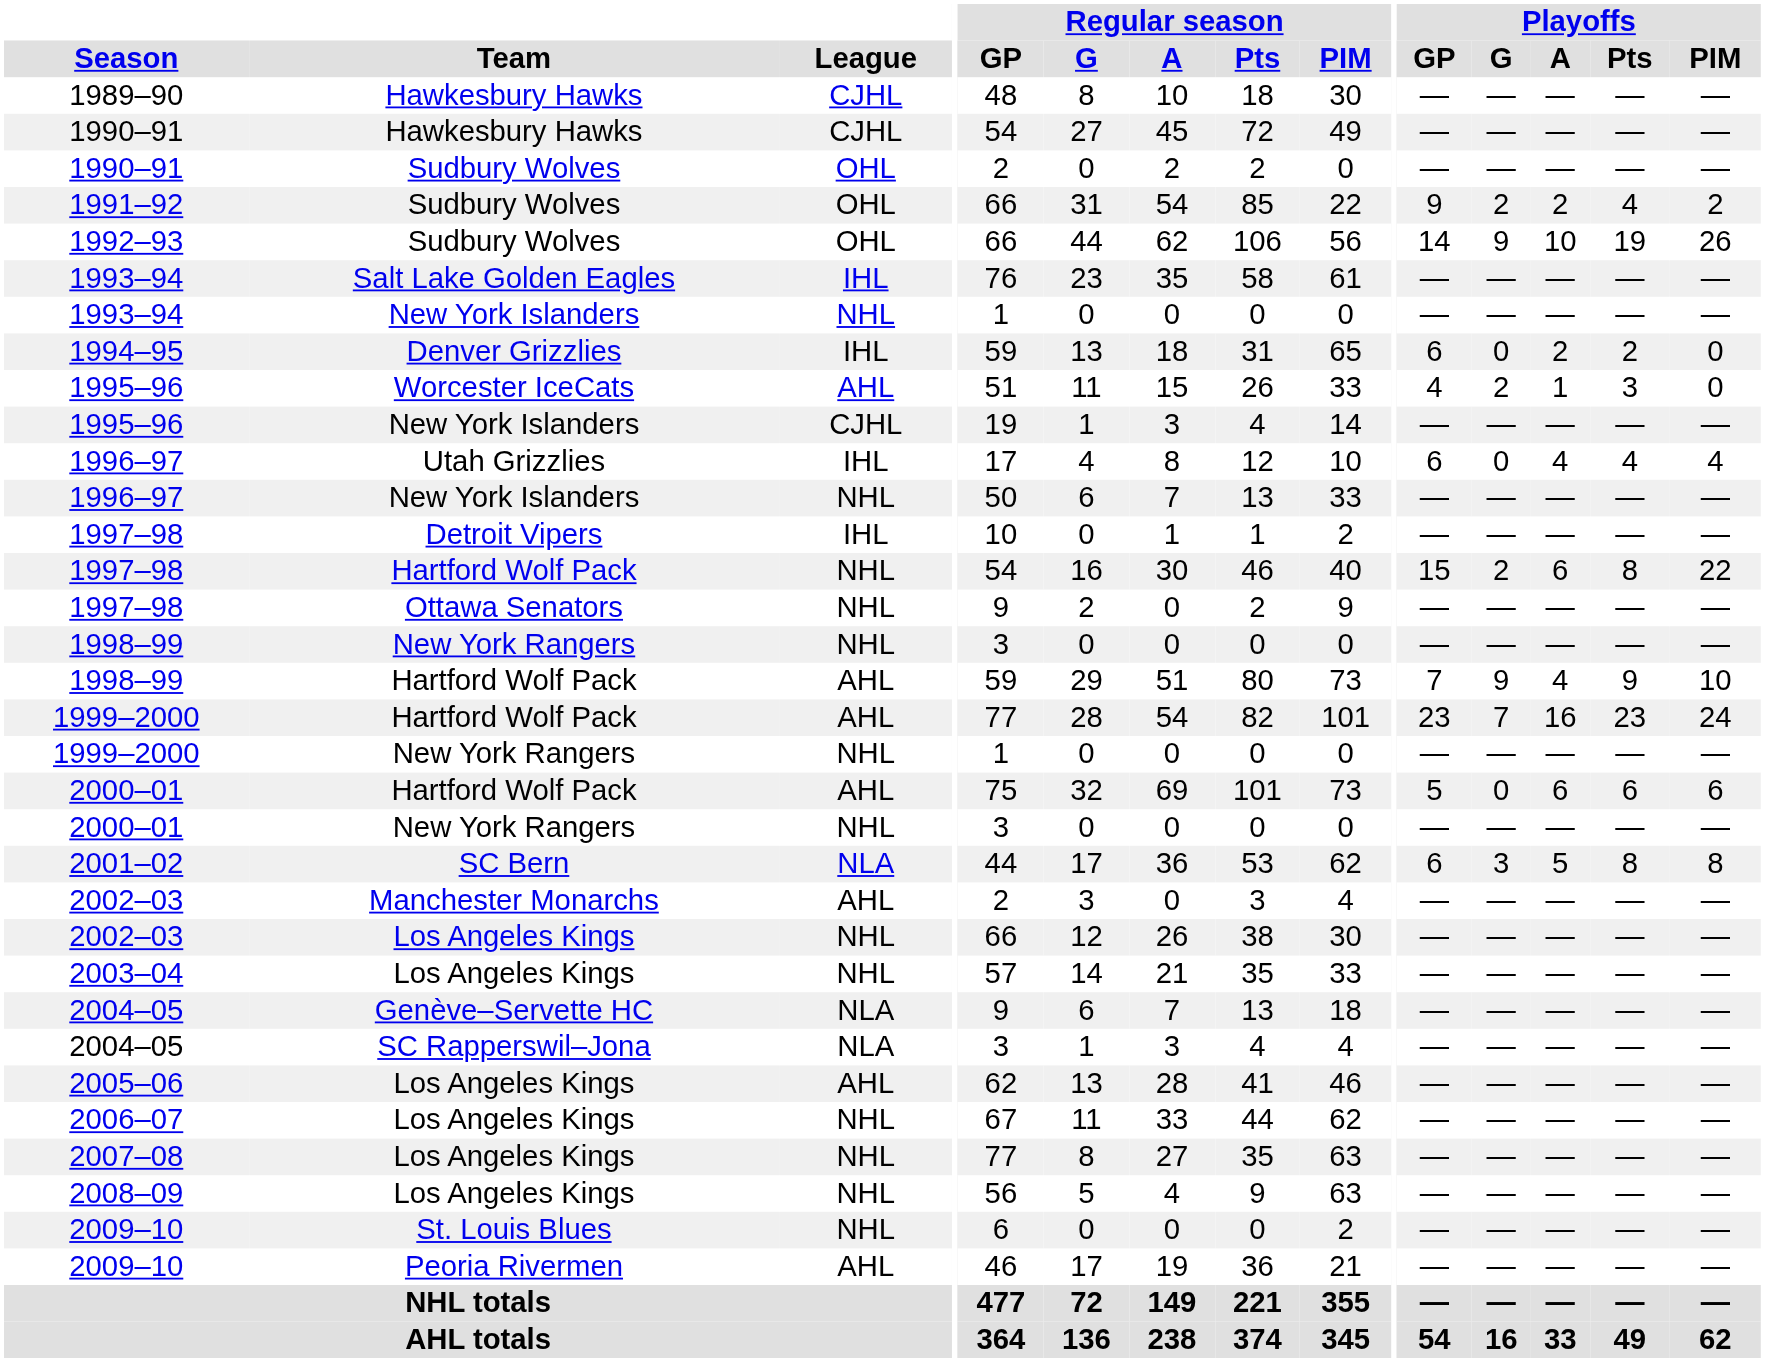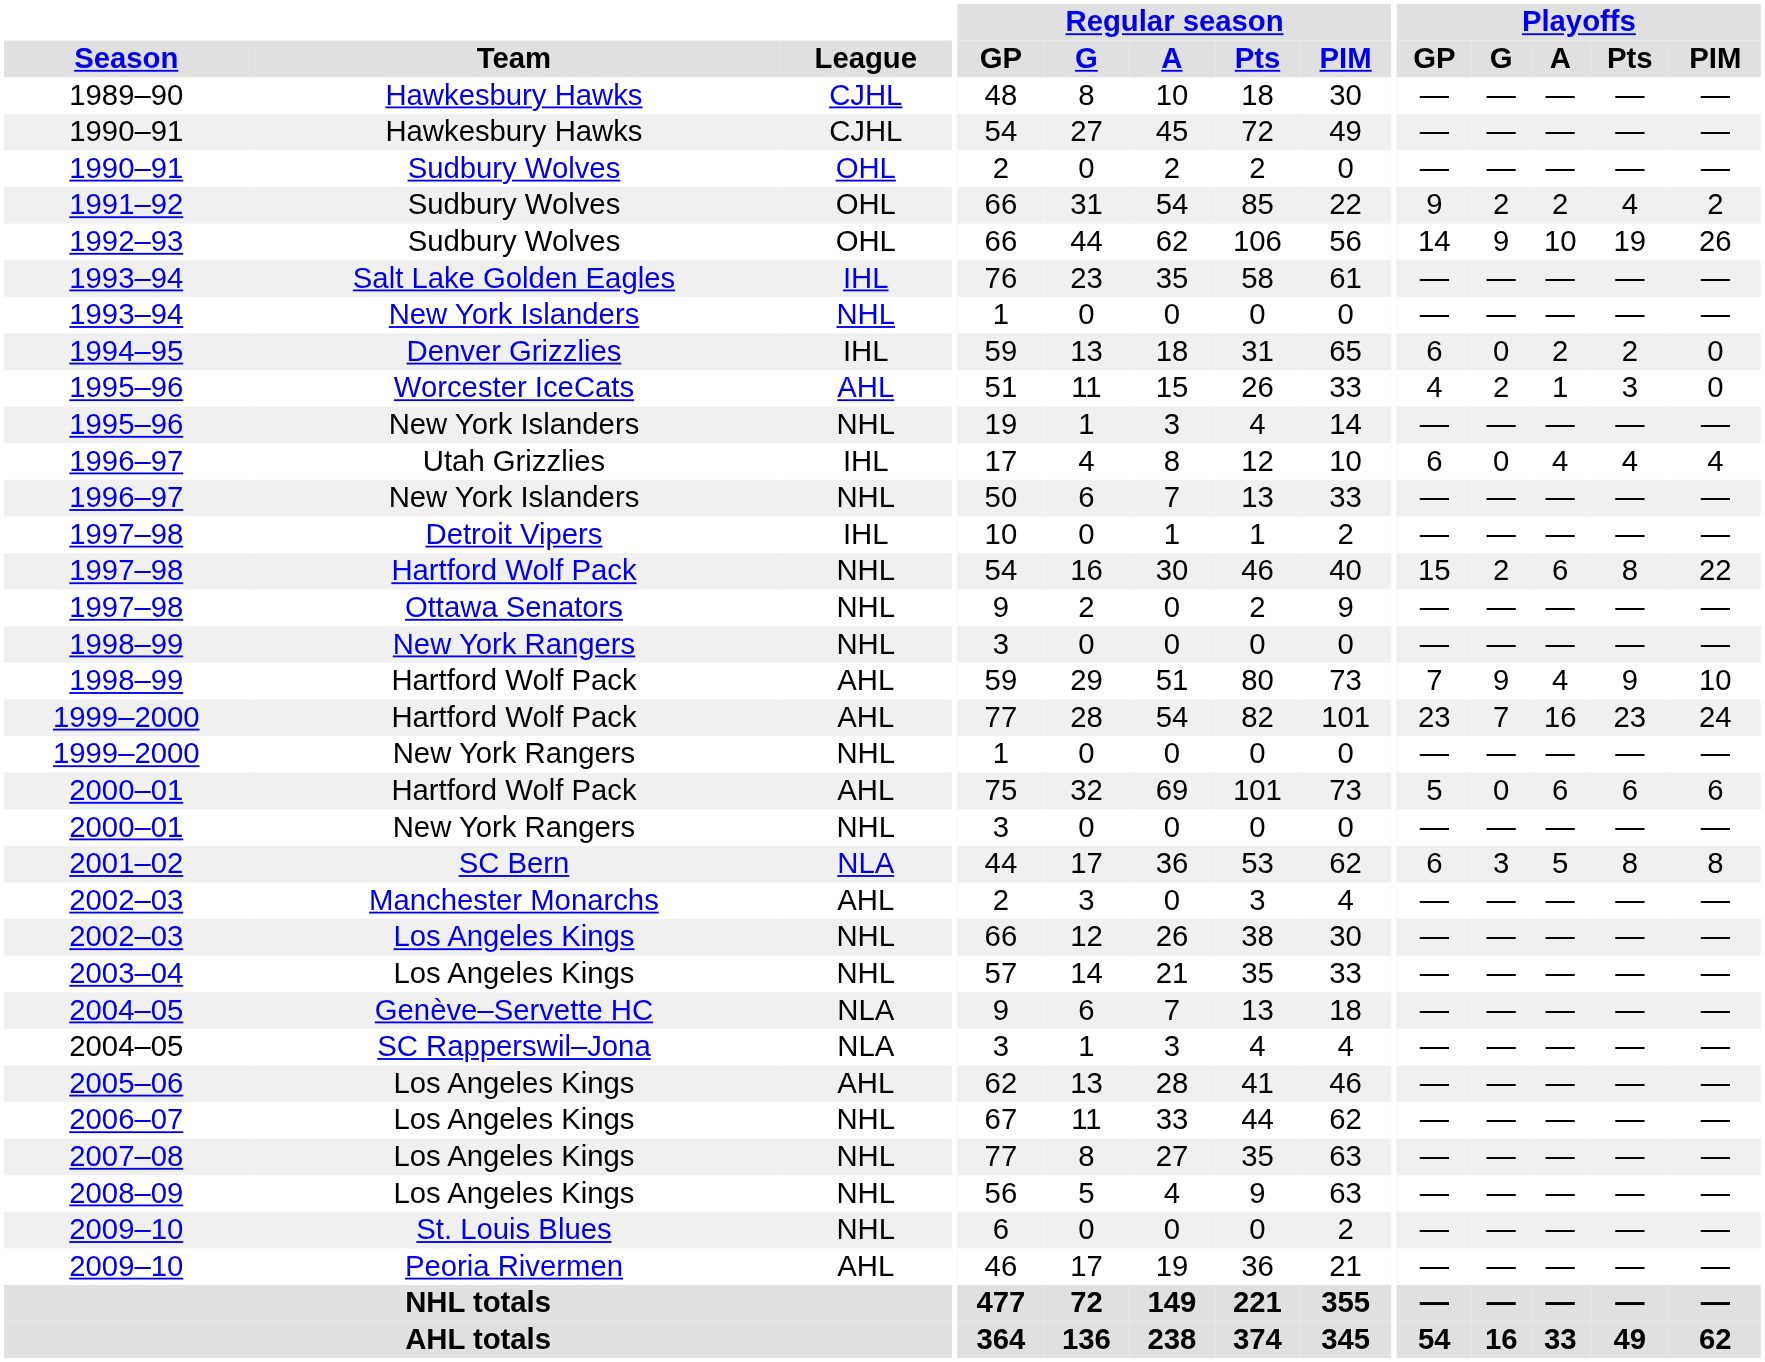(866, 424) CJHL -> (866, 424) NHL
